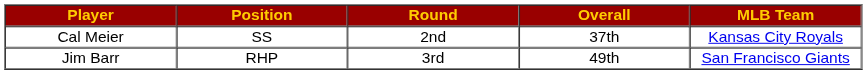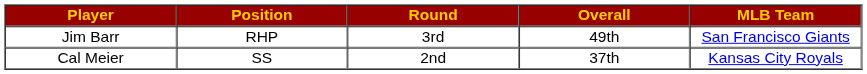rows swapped: (91, 36) <-> (91, 58)
